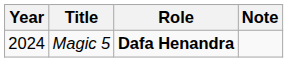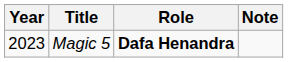(27, 43) 2024 -> (27, 43) 2023
